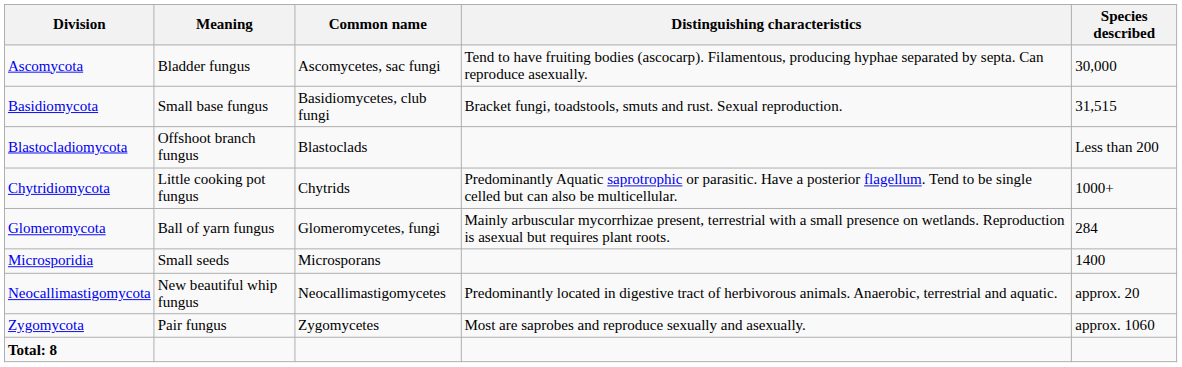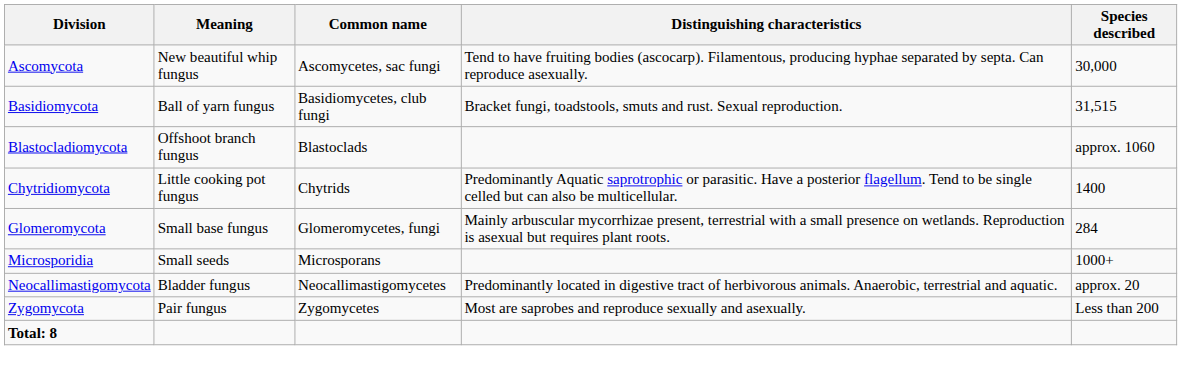(204, 65) Bladder fungus -> (217, 65) New beautiful whip fungus
(213, 106) Small base fungus -> (216, 106) Ball of yarn fungus
(1117, 147) Less than 200 -> (1115, 147) approx. 1060
(1095, 187) 1000+ -> (1090, 187) 1400
(216, 228) Ball of yarn fungus -> (213, 228) Small base fungus
(1090, 261) 1400 -> (1095, 261) 1000+
(217, 293) New beautiful whip fungus -> (204, 284) Bladder fungus
(1115, 325) approx. 1060 -> (1117, 308) Less than 200
